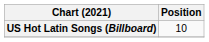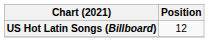(181, 28) 10 -> (181, 28) 12
